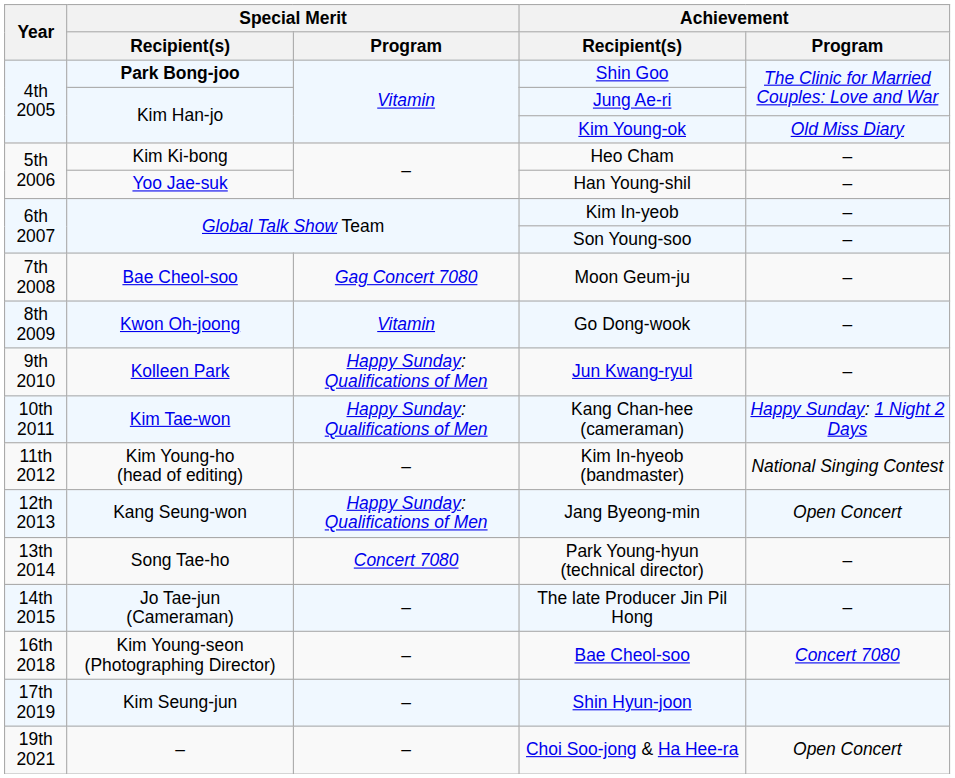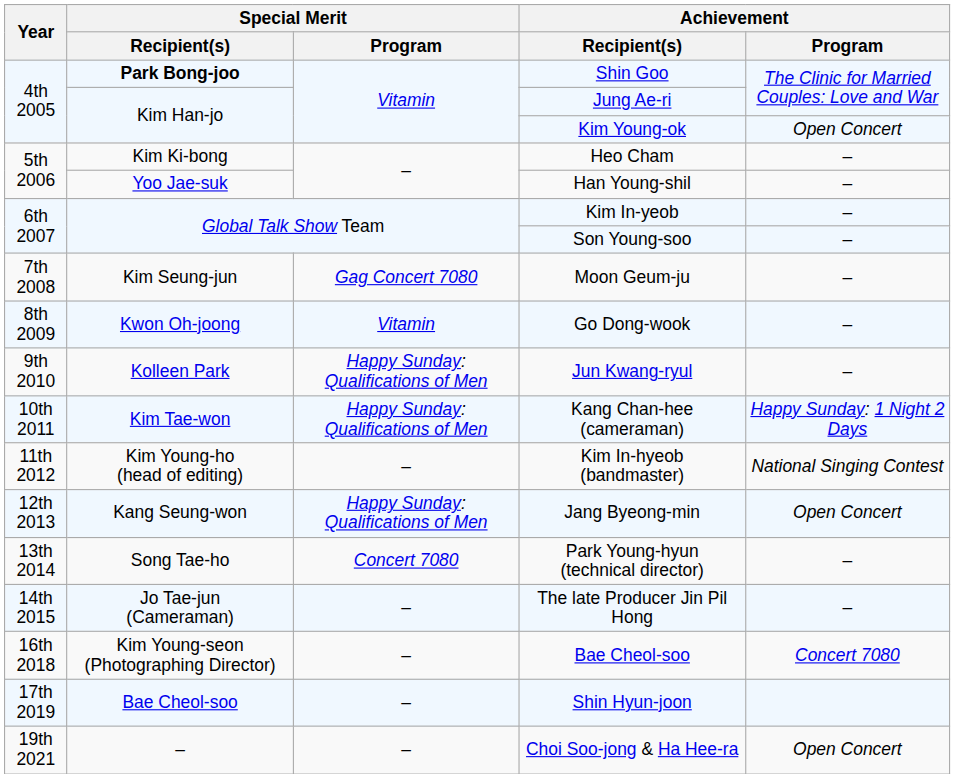(847, 128) Old Miss Diary -> (847, 128) Open Concert
(180, 277) Bae Cheol-soo -> (180, 277) Kim Seung-jun
(180, 702) Kim Seung-jun -> (180, 702) Bae Cheol-soo
